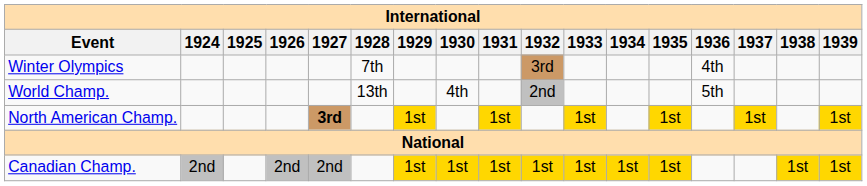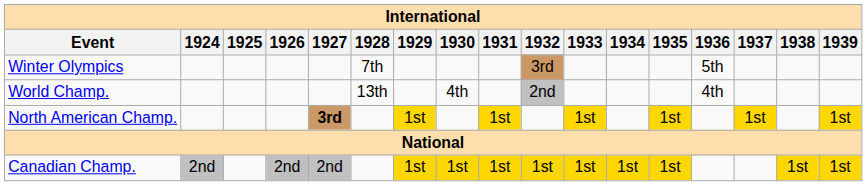(713, 67) 4th -> (713, 67) 5th
(713, 92) 5th -> (713, 92) 4th
